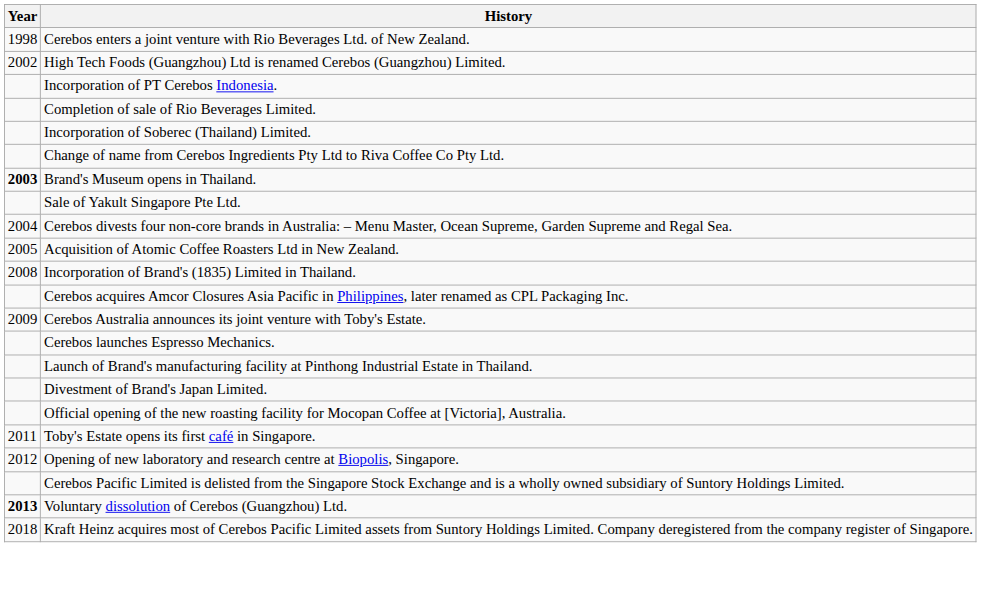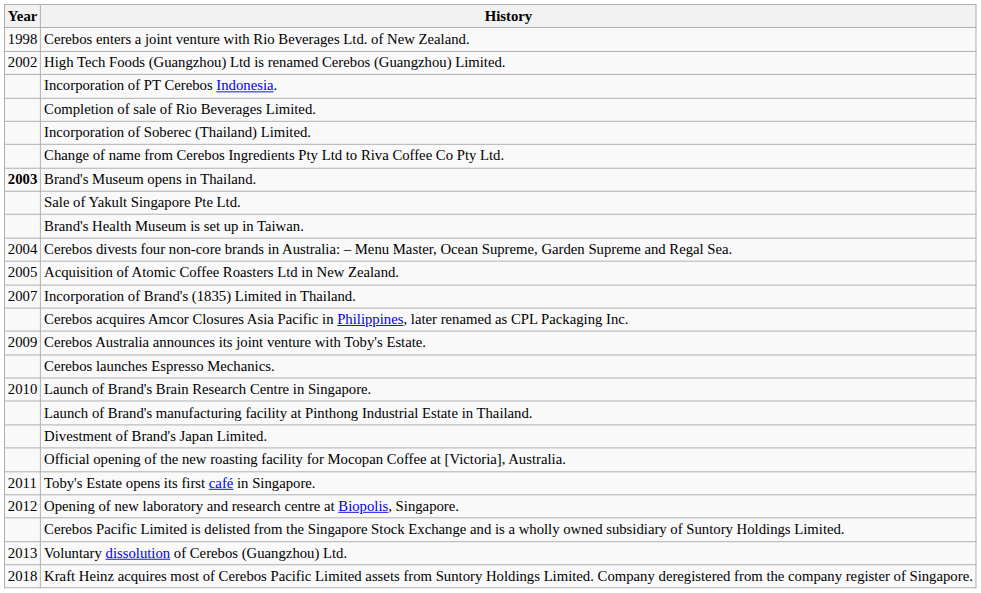+ row: (174, 226)
(23, 272) 2008 -> (23, 296) 2007
+ row: (208, 389)
(23, 506) bold -> (23, 553) normal
